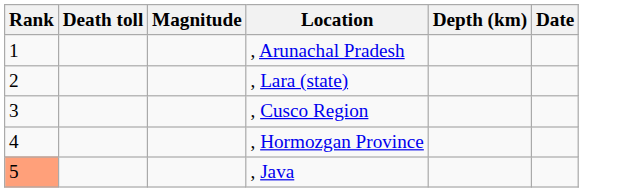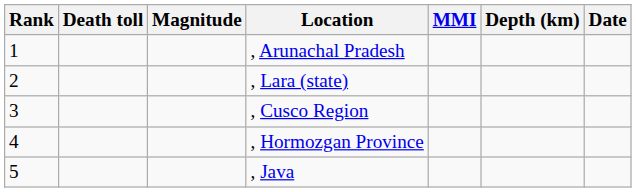+ column: (455, 19)
(14, 171) lightsalmon background -> (14, 171) no background
